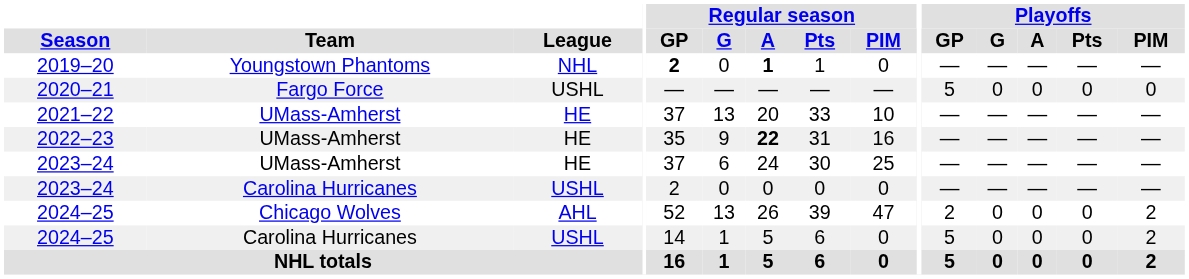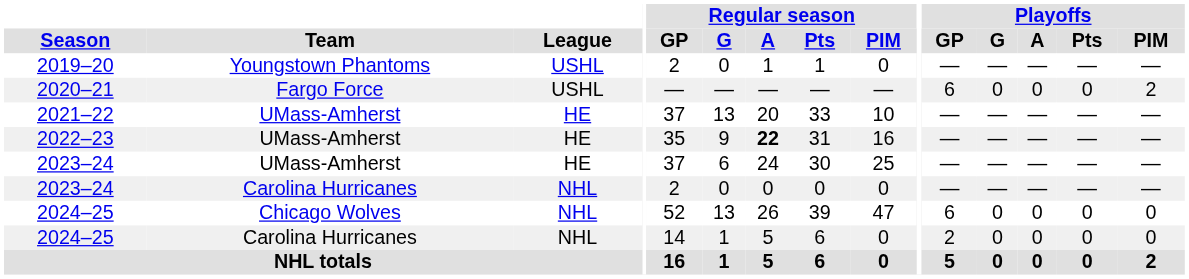(578, 65) NHL -> (578, 65) USHL
(674, 65) bold -> (674, 65) normal
(768, 65) bold -> (768, 65) normal
(950, 89) 5 -> (950, 89) 6
(1151, 89) 0 -> (1151, 89) 2
(578, 188) USHL -> (578, 188) NHL
(578, 212) AHL -> (578, 212) NHL
(950, 212) 2 -> (950, 212) 6
(1151, 212) 2 -> (1151, 212) 0
(578, 237) USHL -> (578, 237) NHL
(950, 237) 5 -> (950, 237) 2
(1151, 237) 2 -> (1151, 237) 0
